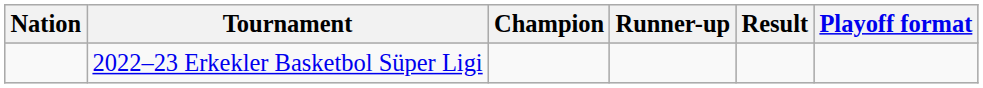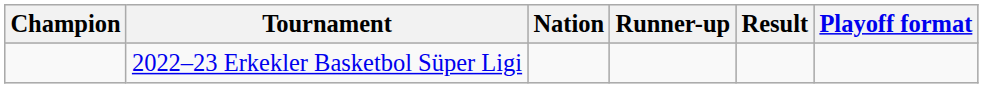columns swapped: (46, 23) <-> (549, 23)
